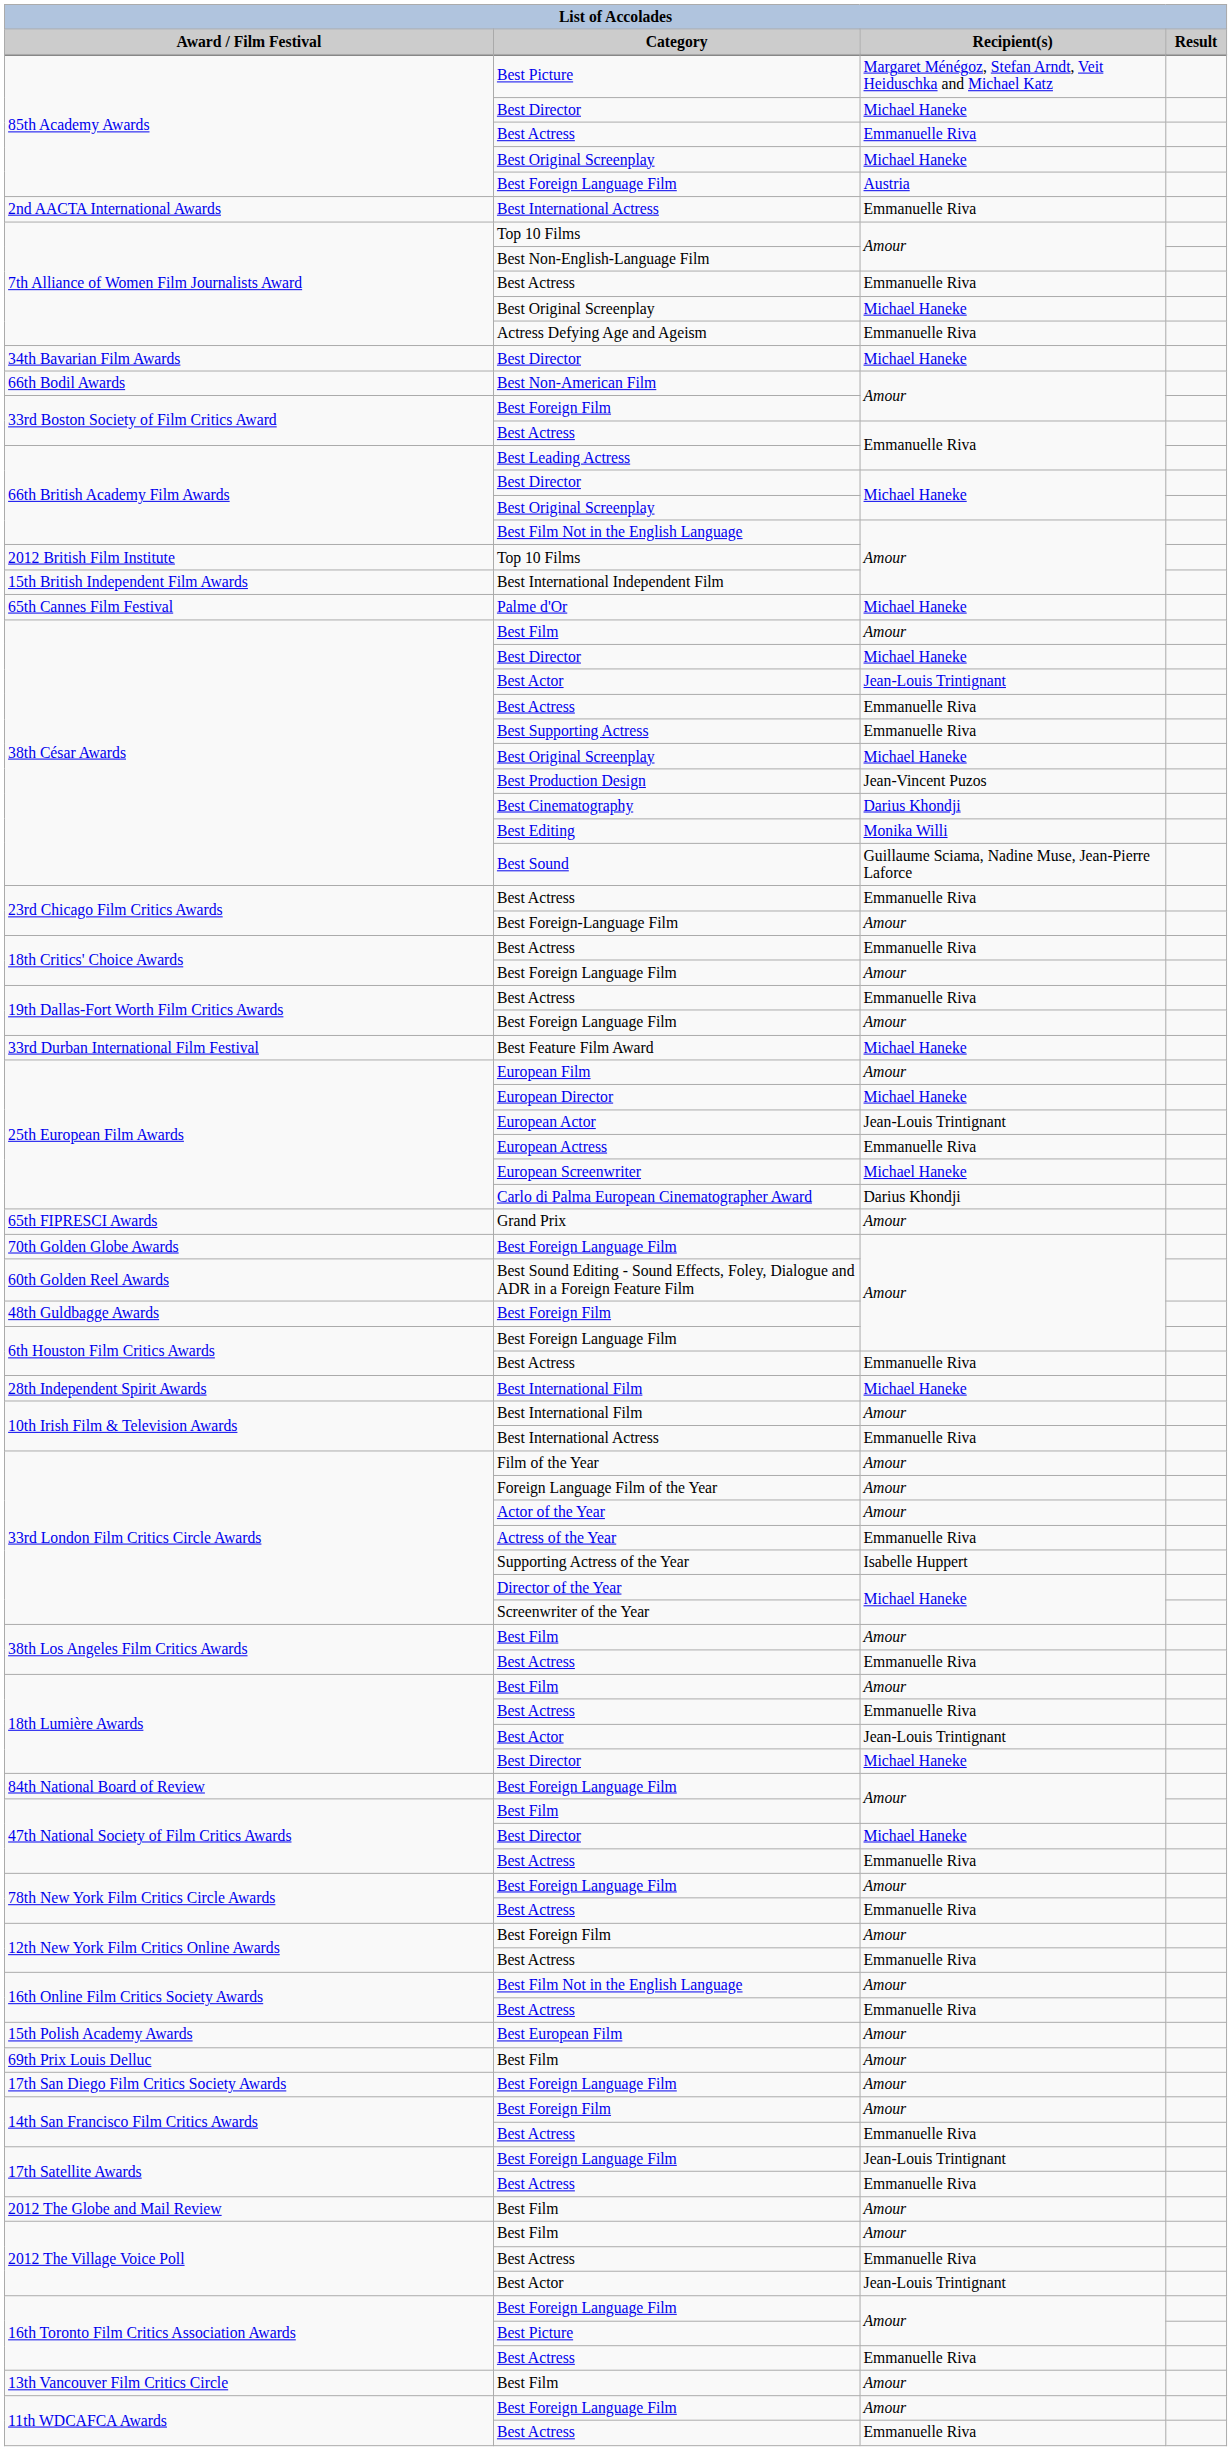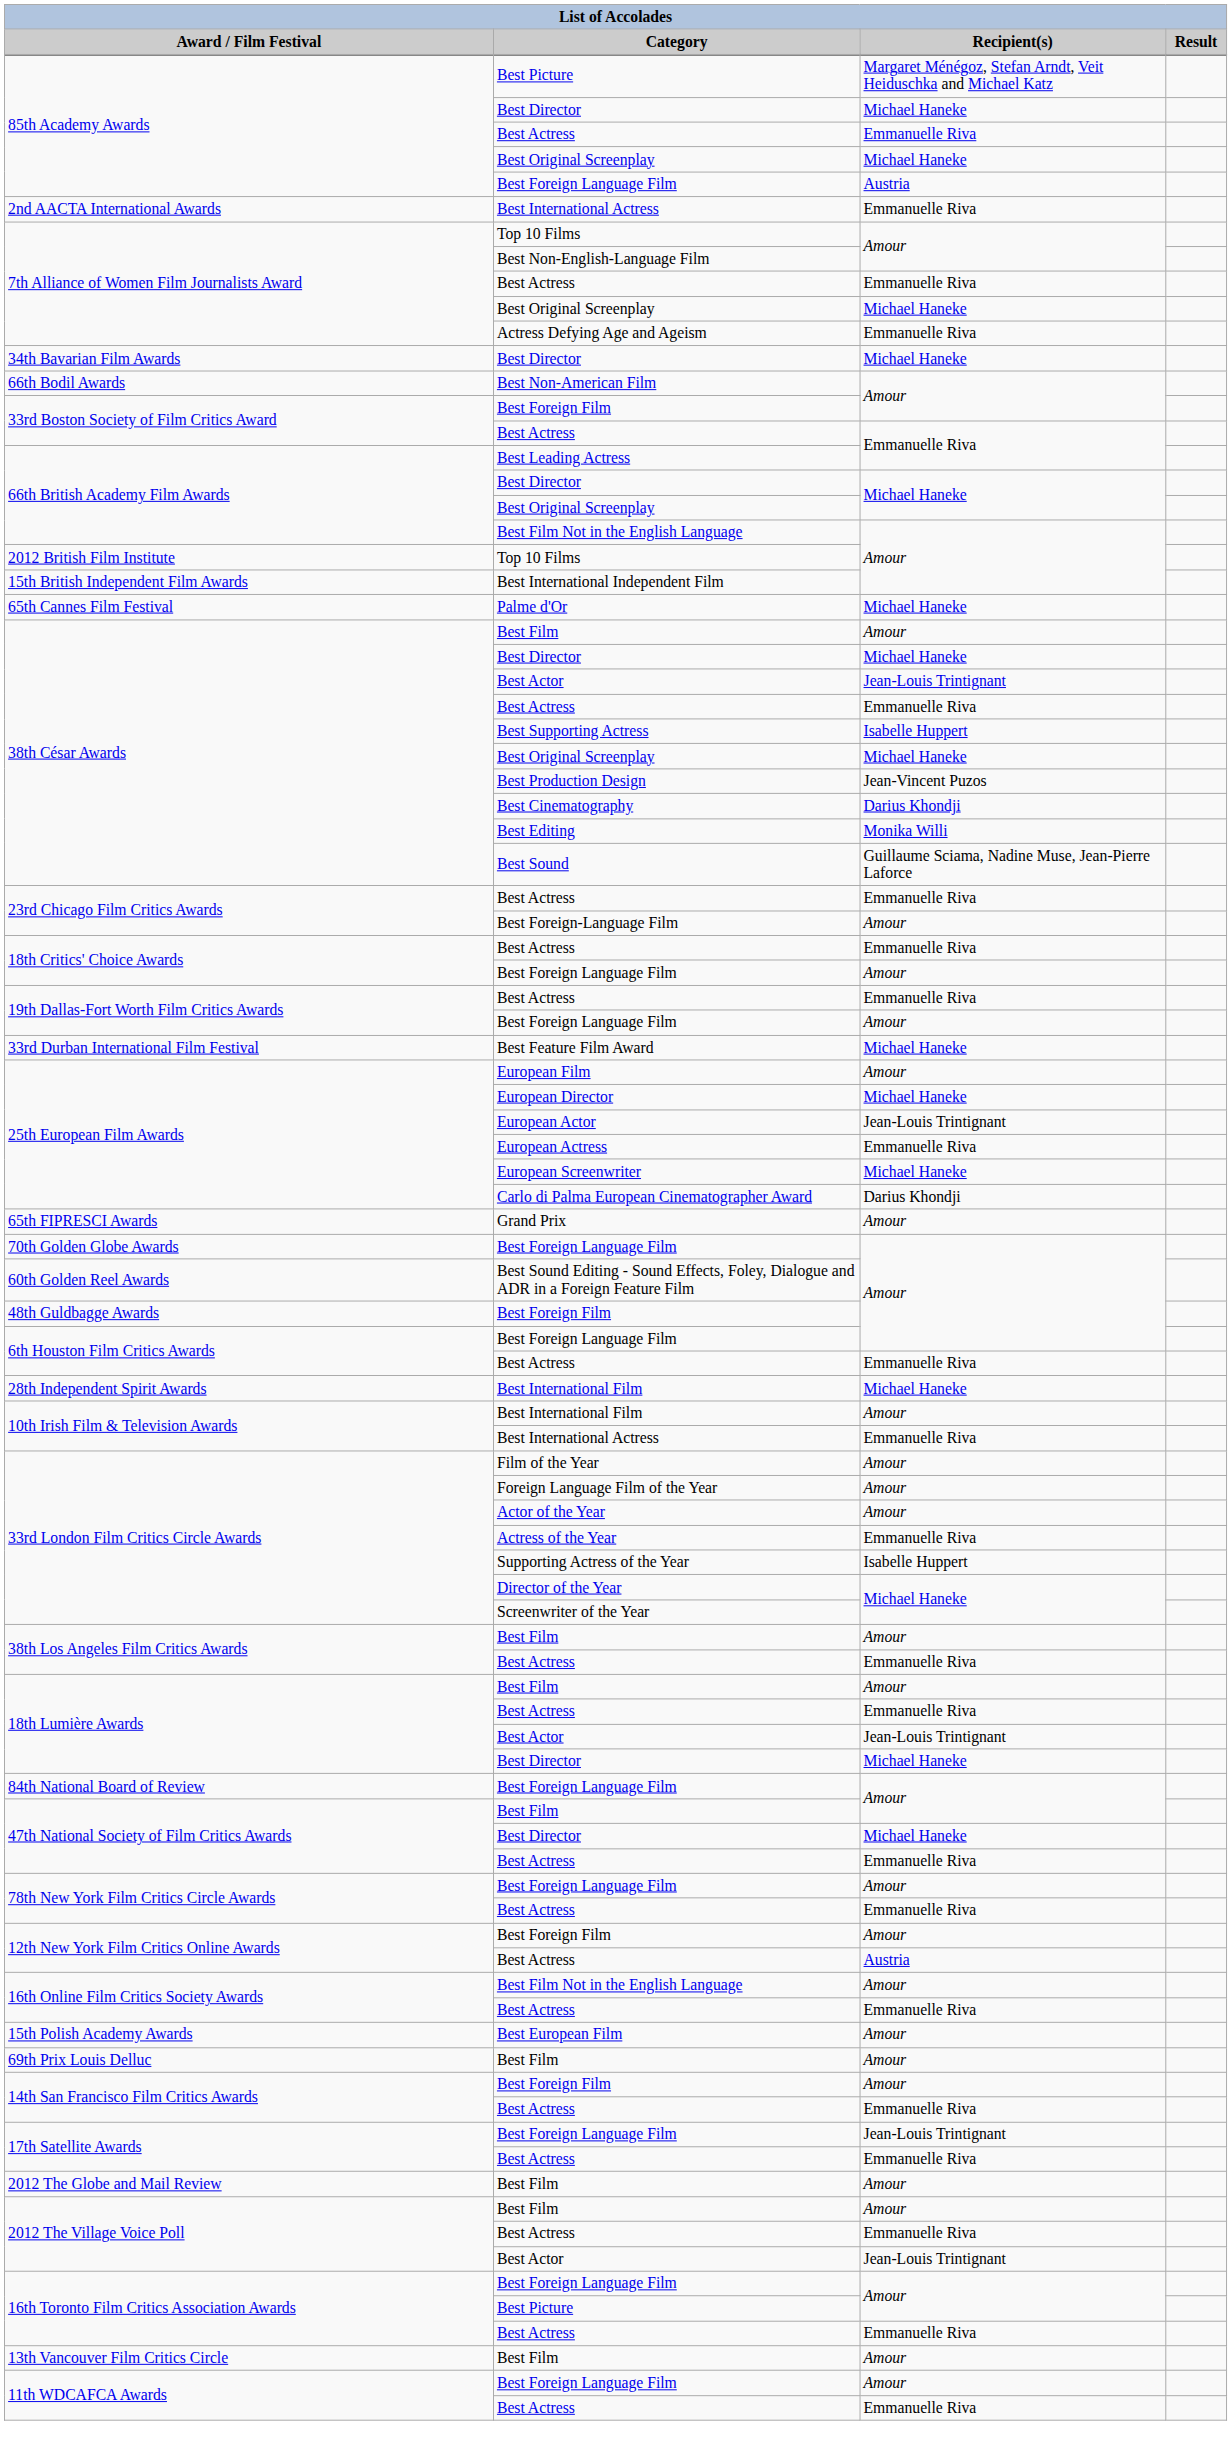(920, 731) Emmanuelle Riva -> (916, 731) Isabelle Huppert
(920, 1960) Emmanuelle Riva -> (887, 1960) Austria
- row: (147, 2084)
